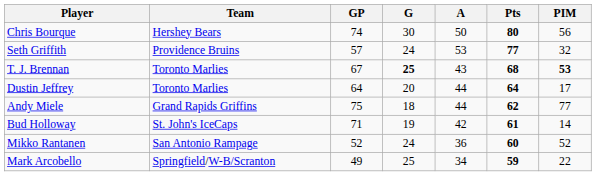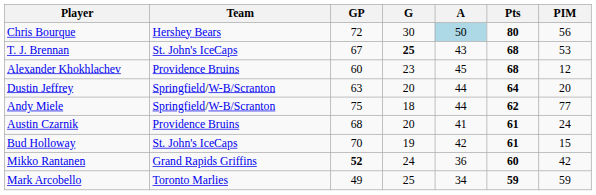(357, 32) 74 -> (357, 32) 72
(461, 32) no background -> (461, 32) lightblue background
- row: (37, 50)
(190, 69) Toronto Marlies -> (195, 50) St. John's IceCaps
(565, 69) bold -> (565, 50) normal
+ row: (64, 69)
(190, 87) Toronto Marlies -> (214, 87) Springfield/W-B/Scranton
(357, 87) 64 -> (357, 87) 63
(565, 87) 17 -> (565, 87) 20
(205, 106) Grand Rapids Griffins -> (214, 106) Springfield/W-B/Scranton
+ row: (43, 124)
(357, 124) 71 -> (357, 143) 70
(565, 124) 14 -> (565, 143) 15
(205, 143) San Antonio Rampage -> (205, 161) Grand Rapids Griffins
(357, 143) normal -> (357, 161) bold
(565, 143) 52 -> (565, 161) 42
(214, 161) Springfield/W-B/Scranton -> (190, 180) Toronto Marlies
(565, 161) 22 -> (565, 180) 59
